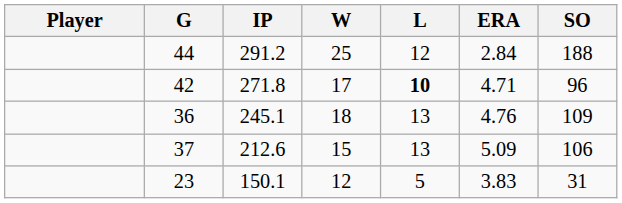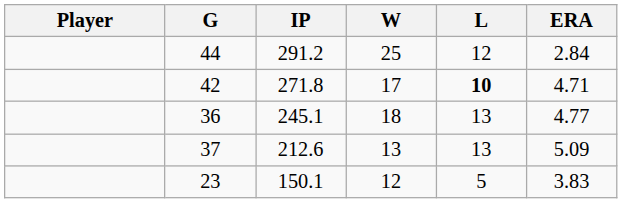- column: (577, 20)
(499, 117) 4.76 -> (572, 117) 4.77
(341, 149) 15 -> (391, 149) 13
